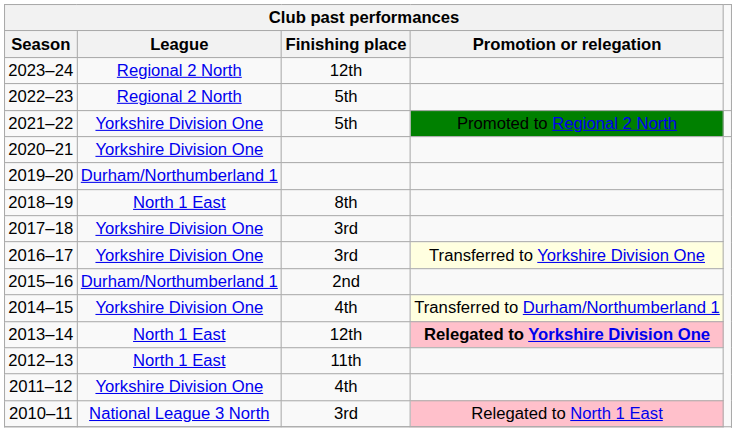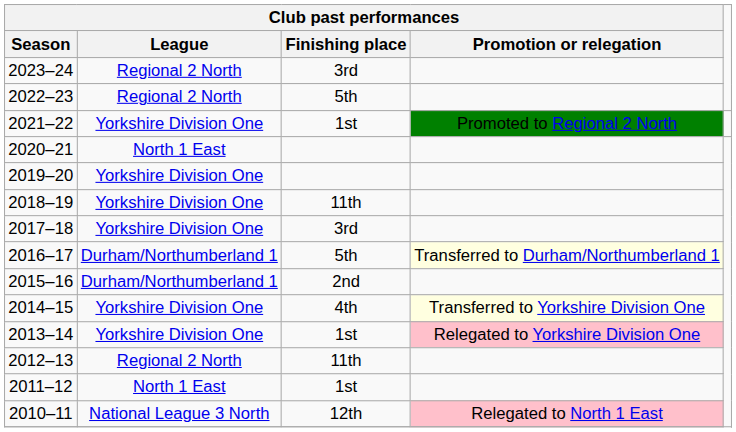(346, 70) 12th -> (346, 70) 3rd
(346, 123) 5th -> (346, 123) 1st
(179, 149) Yorkshire Division One -> (179, 149) North 1 East
(179, 176) Durham/Northumberland 1 -> (179, 176) Yorkshire Division One
(179, 202) North 1 East -> (179, 202) Yorkshire Division One
(346, 202) 8th -> (346, 202) 11th
(179, 255) Yorkshire Division One -> (179, 255) Durham/Northumberland 1
(346, 255) 3rd -> (346, 255) 5th
(567, 255) Transferred to Yorkshire Division One -> (567, 255) Transferred to Durham/Northumberland 1
(567, 307) Transferred to Durham/Northumberland 1 -> (567, 307) Transferred to Yorkshire Division One
(179, 334) North 1 East -> (179, 334) Yorkshire Division One
(346, 334) 12th -> (346, 334) 1st
(567, 334) bold -> (567, 334) normal
(179, 360) North 1 East -> (179, 360) Regional 2 North
(179, 387) Yorkshire Division One -> (179, 387) North 1 East
(346, 387) 4th -> (346, 387) 1st
(346, 413) 3rd -> (346, 413) 12th
